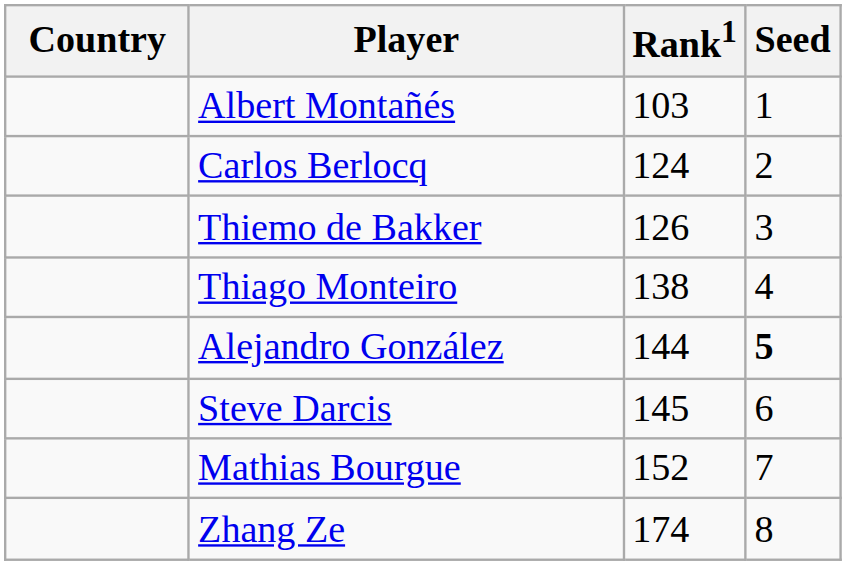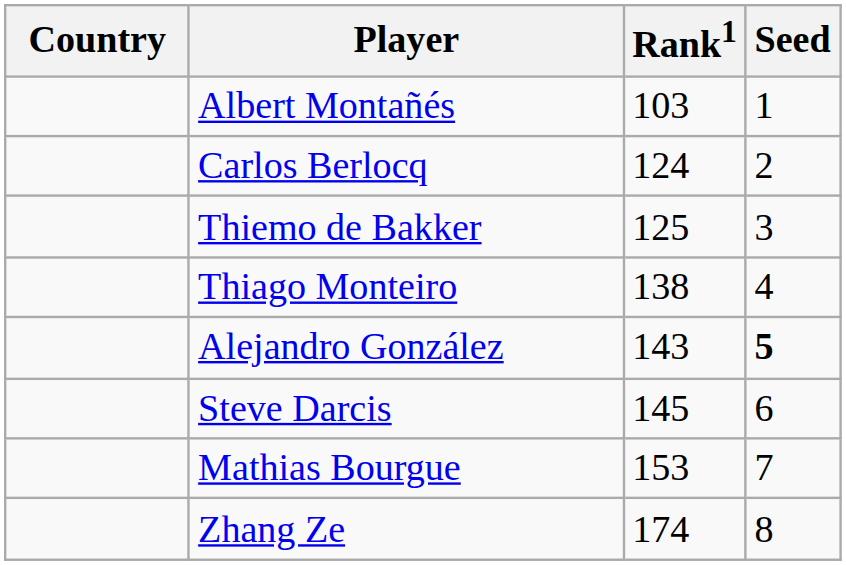(661, 226) 126 -> (661, 226) 125
(661, 346) 144 -> (661, 346) 143
(661, 467) 152 -> (661, 467) 153
